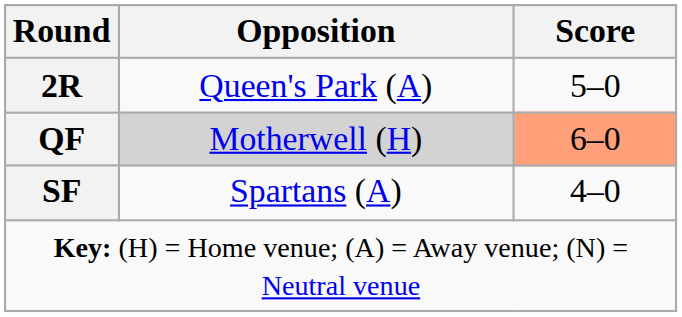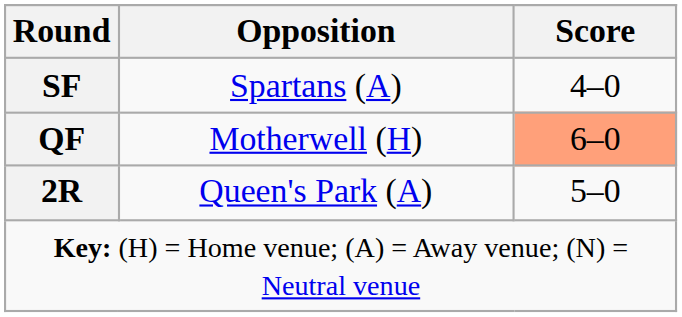rows swapped: (62, 84) <-> (62, 191)
(316, 138) lightgrey background -> (316, 138) no background
